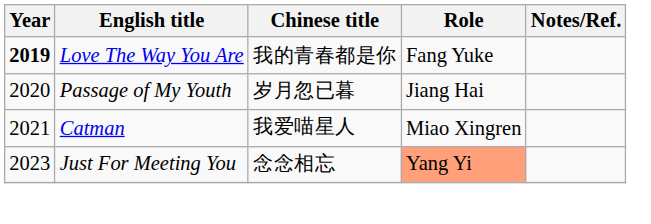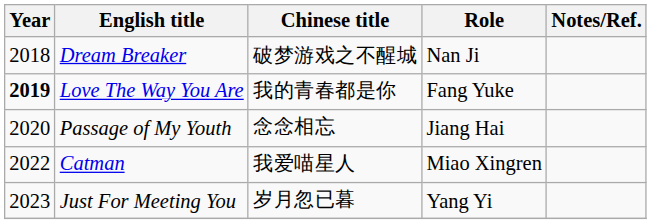+ row: (123, 55)
(304, 90) 岁月忽已暮 -> (294, 127) 念念相忘
(30, 127) 2021 -> (30, 164) 2022
(294, 163) 念念相忘 -> (304, 199) 岁月忽已暮
(439, 164) lightsalmon background -> (459, 200) no background
